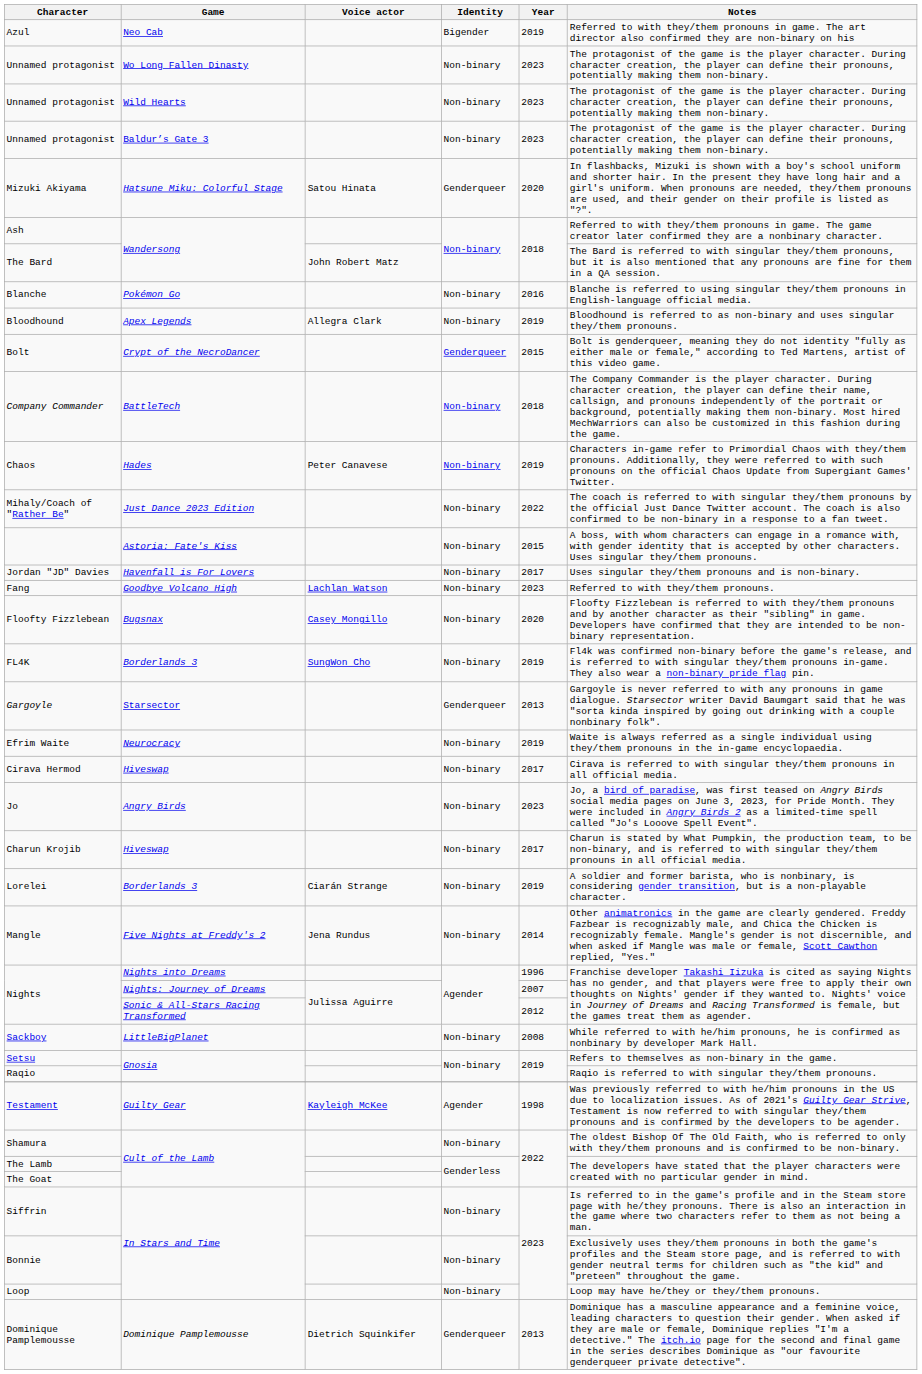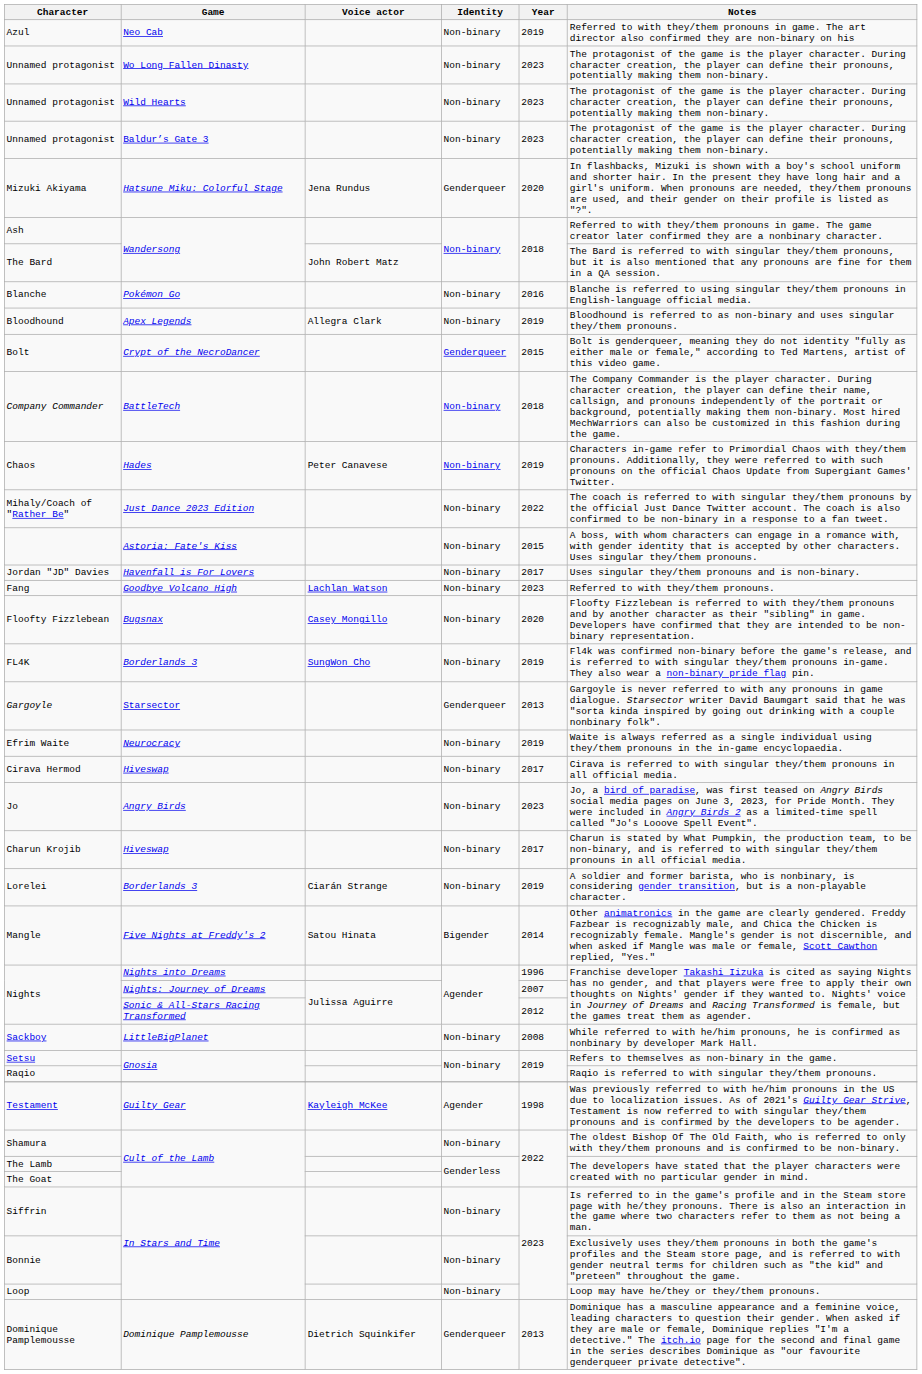(466, 33) Bigender -> (472, 33) Non-binary
(342, 188) Satou Hinata -> (339, 188) Jena Rundus
(339, 935) Jena Rundus -> (342, 935) Satou Hinata
(472, 935) Non-binary -> (466, 935) Bigender
